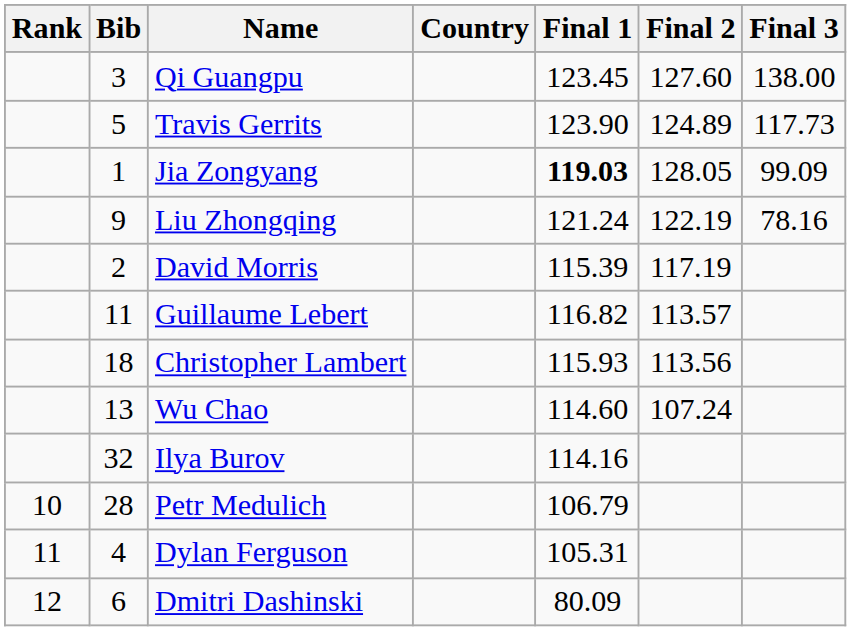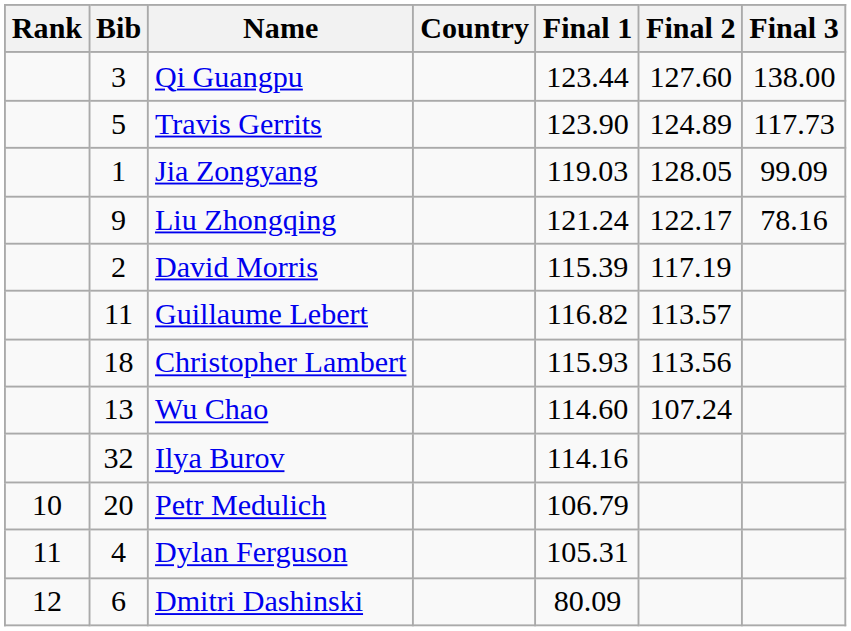(588, 76) 123.45 -> (588, 76) 123.44
(588, 171) bold -> (588, 171) normal
(691, 219) 122.19 -> (691, 219) 122.17
(119, 505) 28 -> (119, 505) 20
